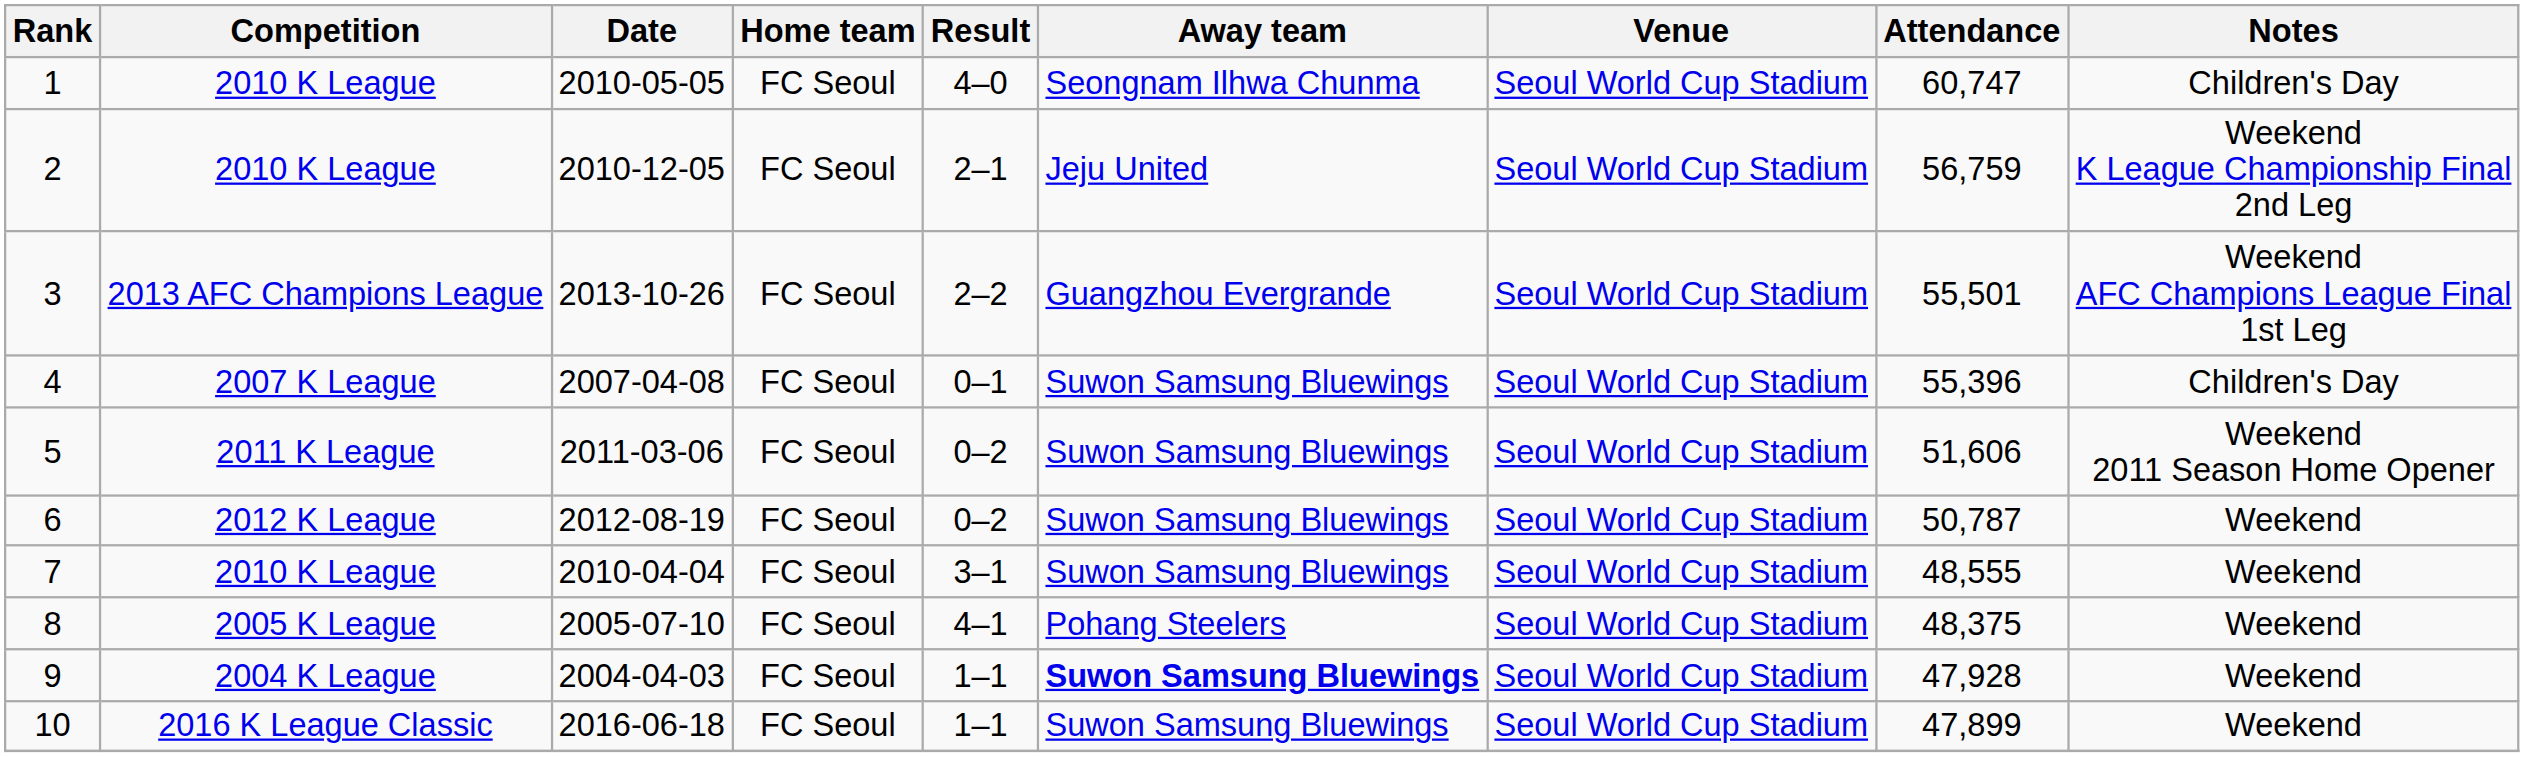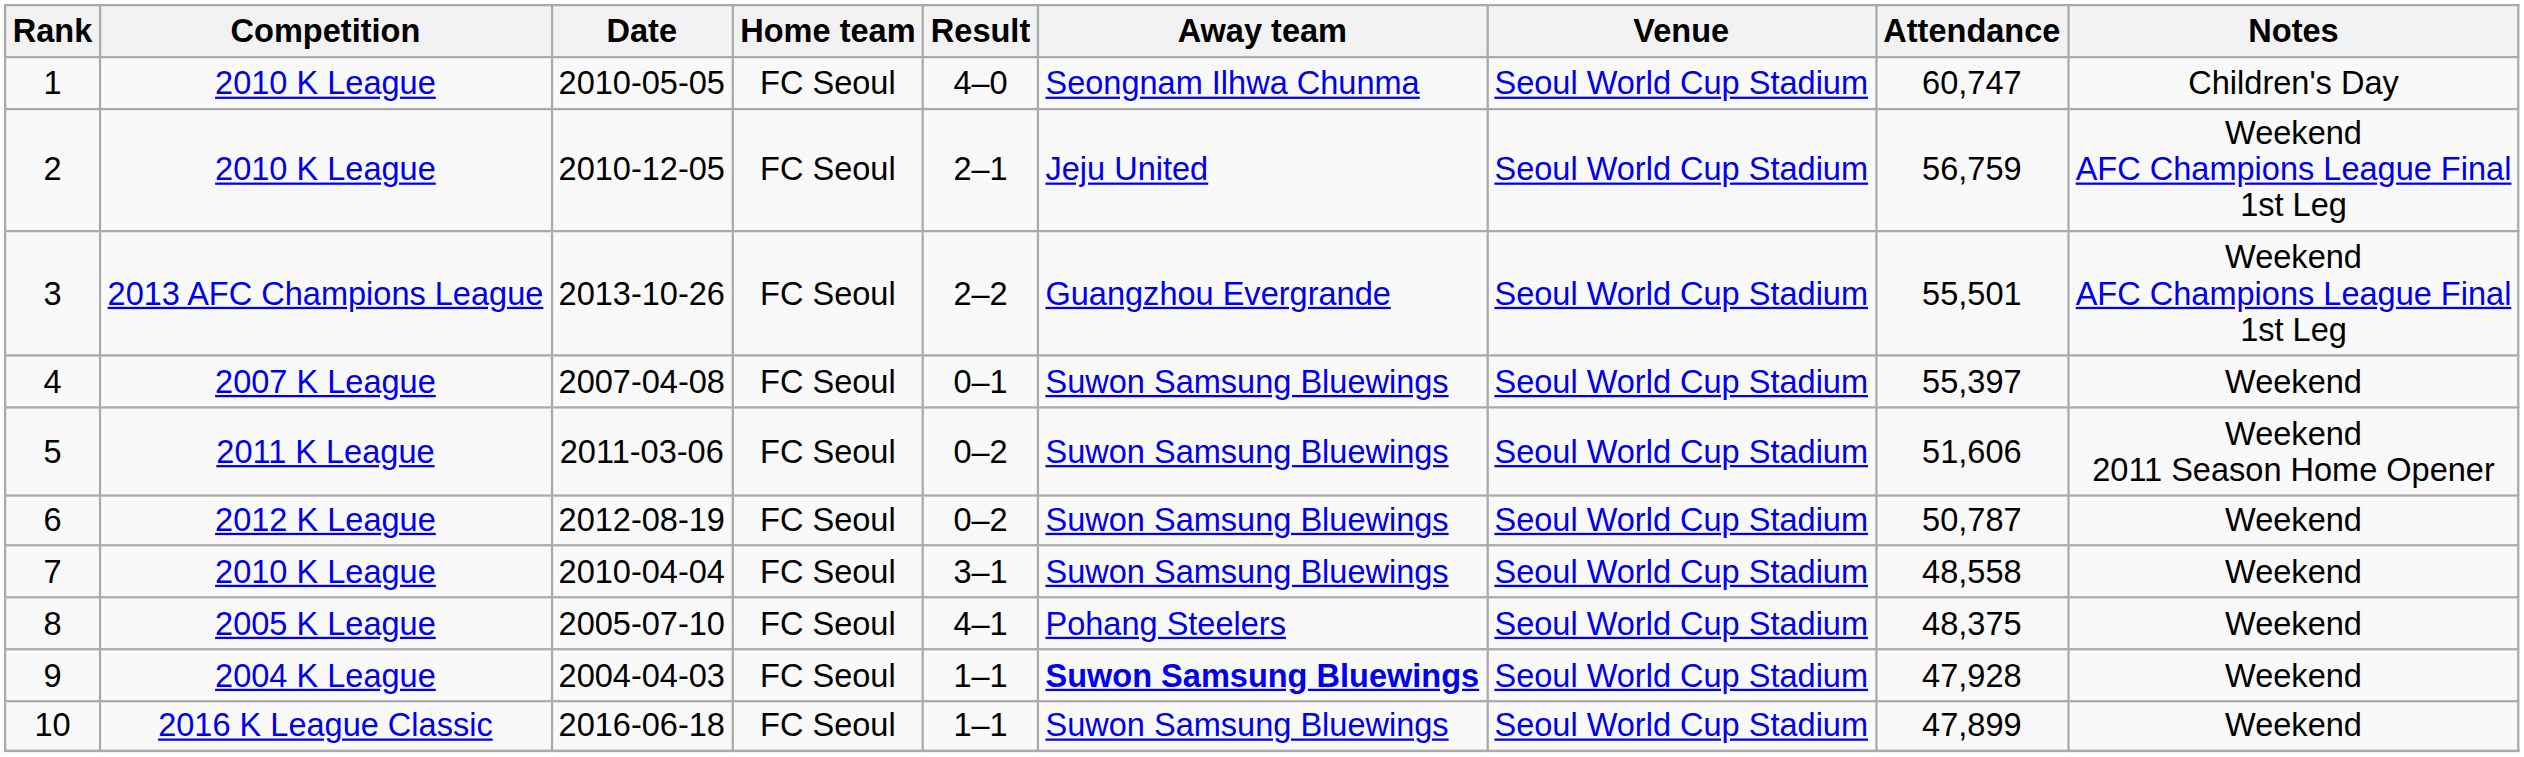(2294, 170) Weekend K League Championship Final 2nd Leg -> (2294, 170) Weekend AFC Champions League Final 1st Leg
(1972, 382) 55,396 -> (1972, 382) 55,397
(2294, 382) Children's Day -> (2294, 382) Weekend
(1972, 572) 48,555 -> (1972, 572) 48,558
